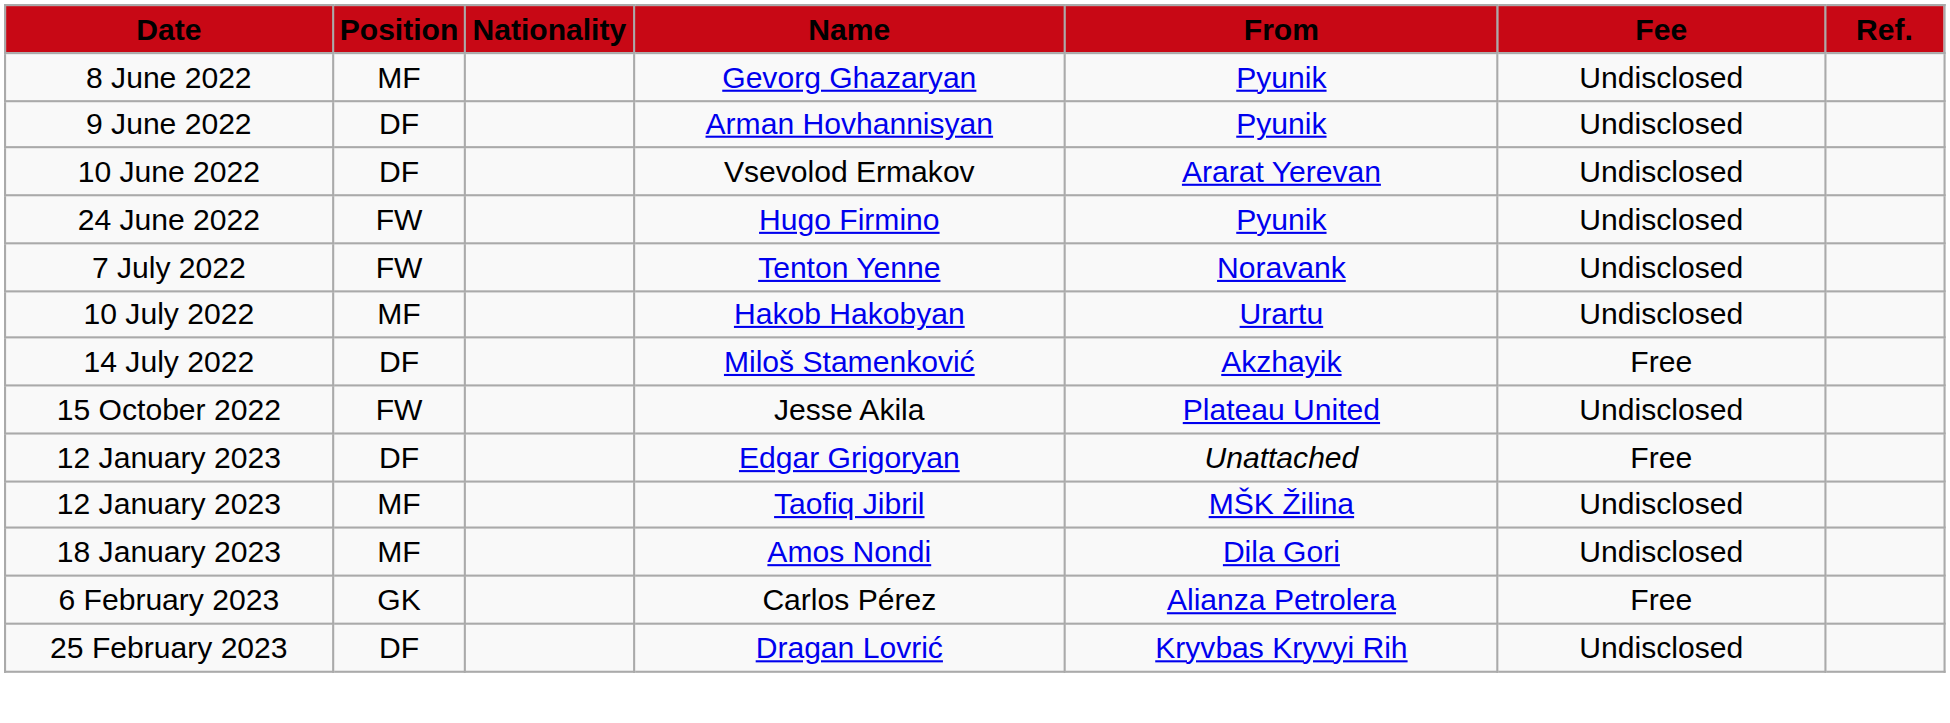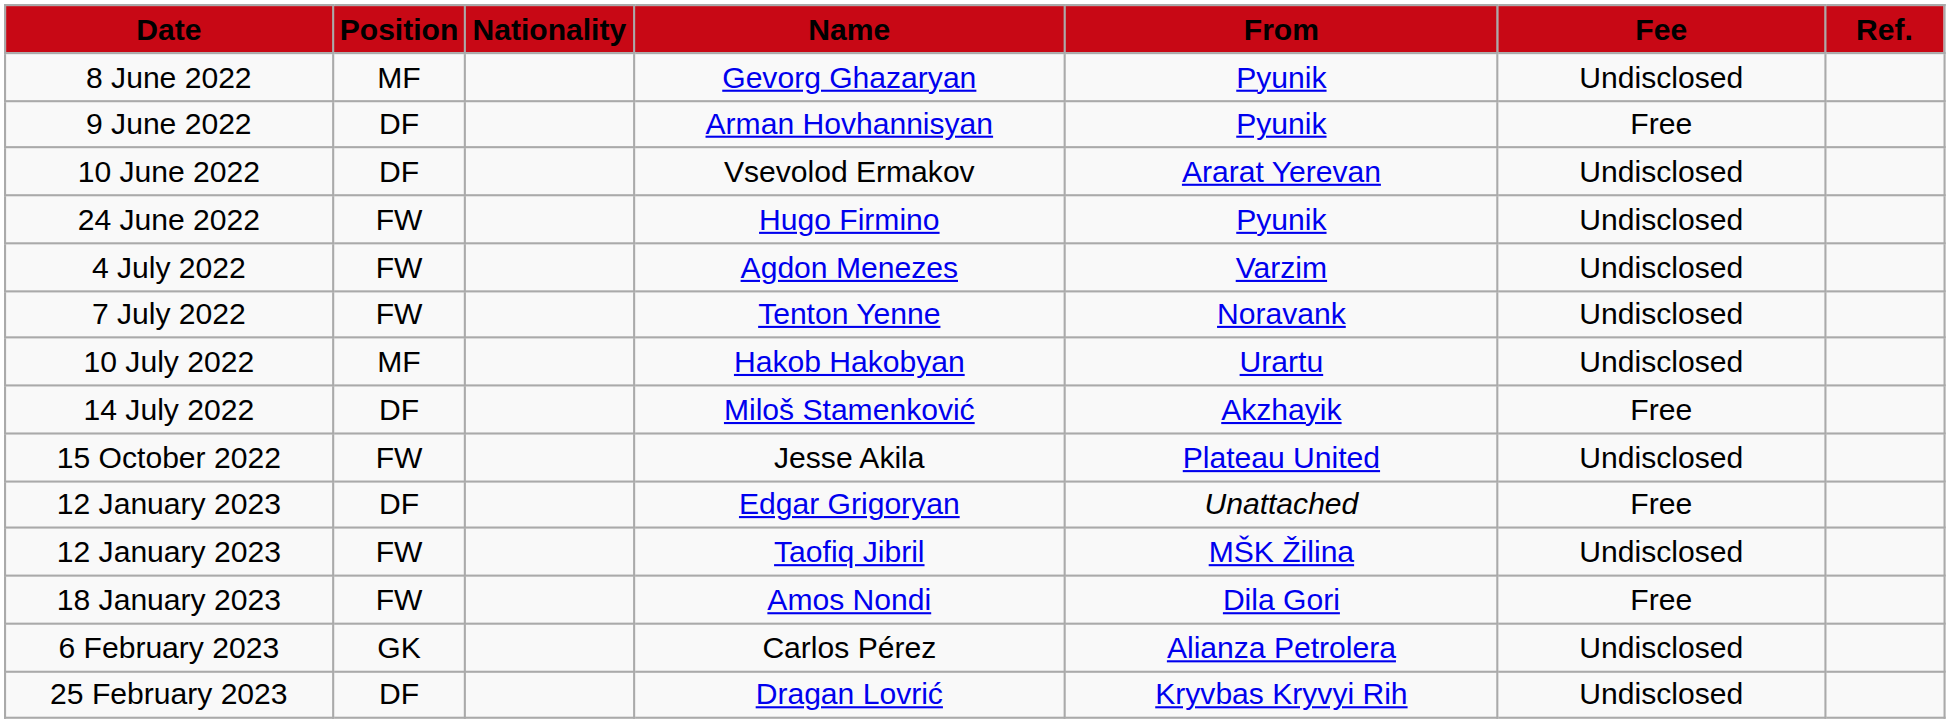(1661, 124) Undisclosed -> (1661, 124) Free
+ row: (849, 267)
(399, 505) MF -> (399, 552) FW
(399, 552) MF -> (399, 600) FW
(1661, 552) Undisclosed -> (1661, 600) Free
(1661, 600) Free -> (1661, 647) Undisclosed
